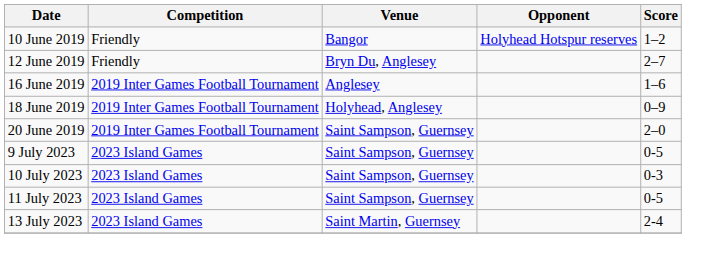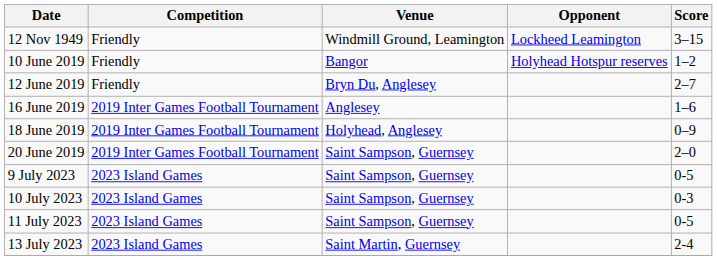+ row: (45, 38)
